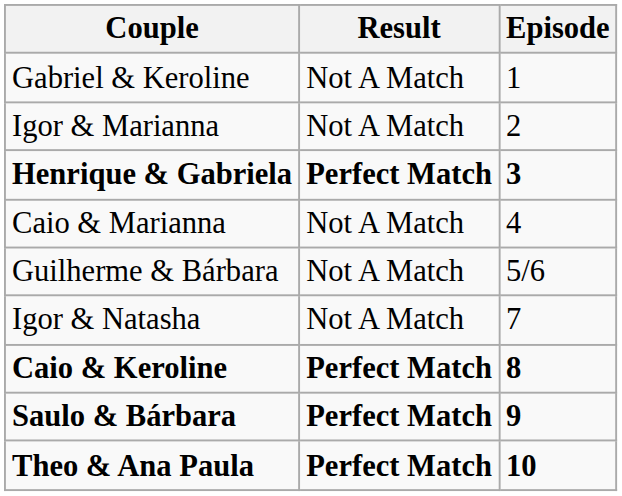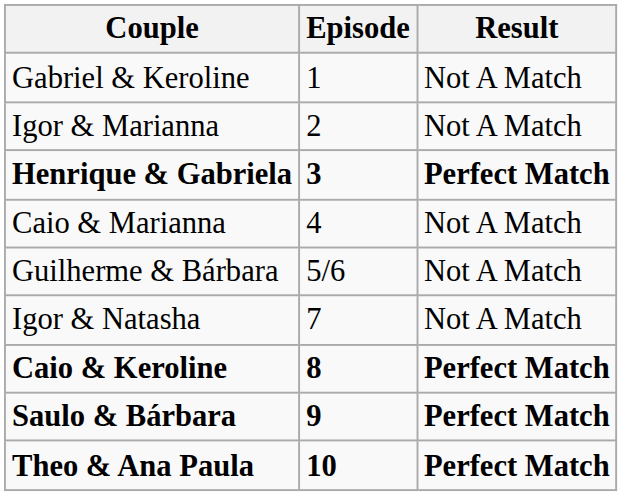columns swapped: (558, 28) <-> (399, 28)
